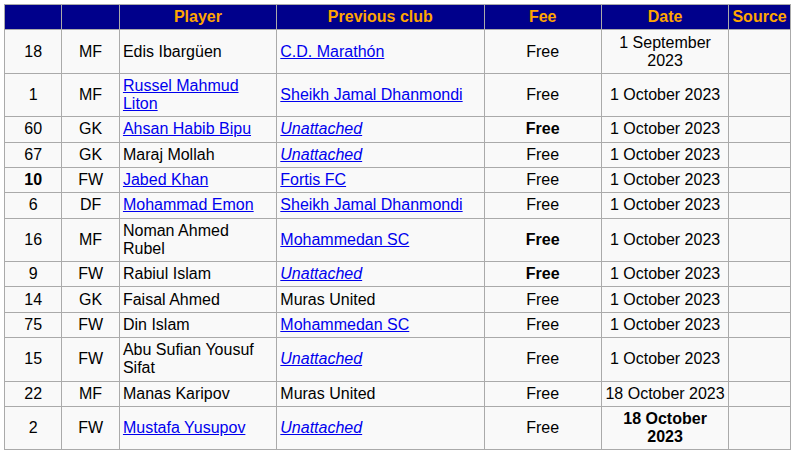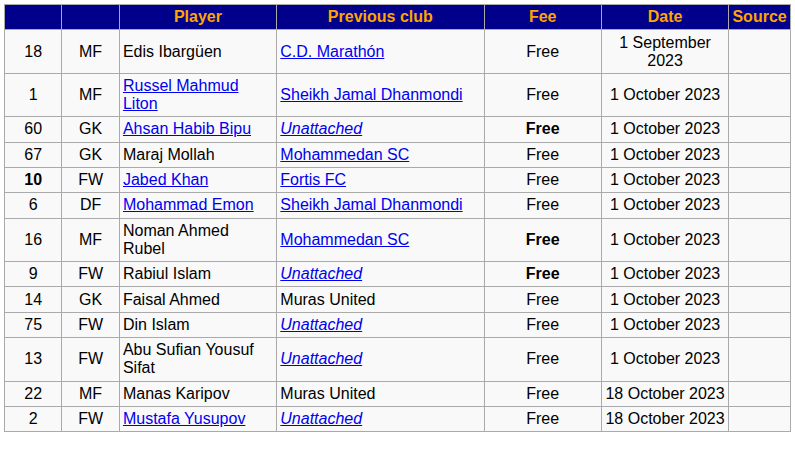(321, 154) Unattached -> (345, 154) Mohammedan SC
(345, 324) Mohammedan SC -> (321, 324) Unattached
(33, 359) 15 -> (33, 359) 13
(665, 428) bold -> (665, 419) normal
